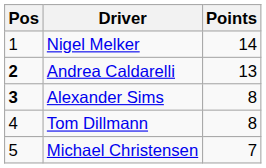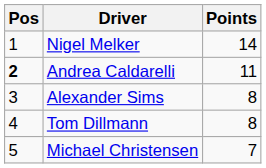(248, 71) 13 -> (248, 71) 11
(13, 97) bold -> (13, 97) normal
